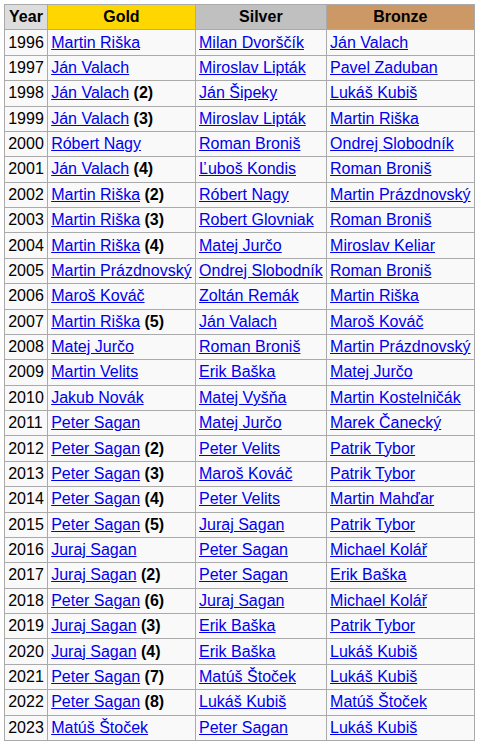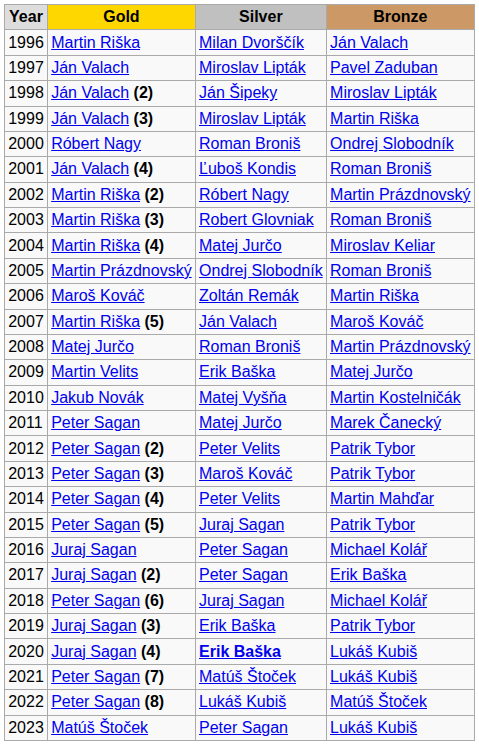(374, 93) Lukáš Kubiš -> (383, 93) Miroslav Lipták
(237, 651) normal -> (240, 651) bold
